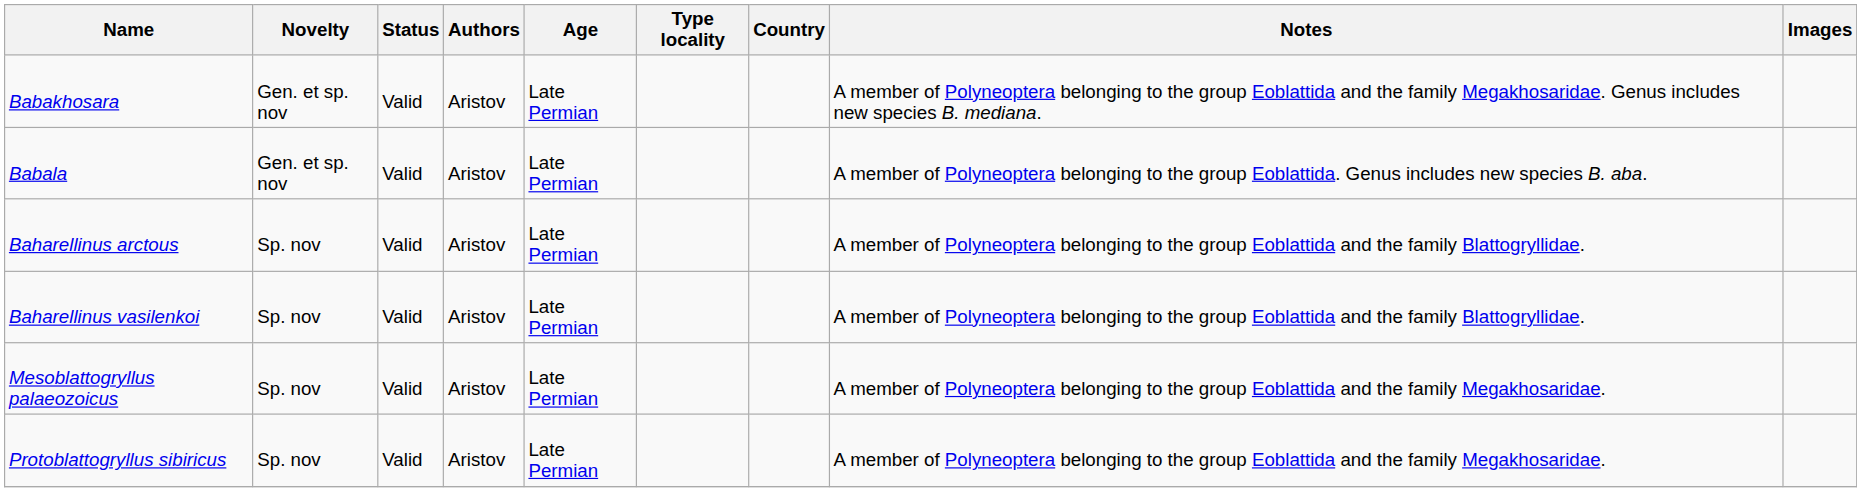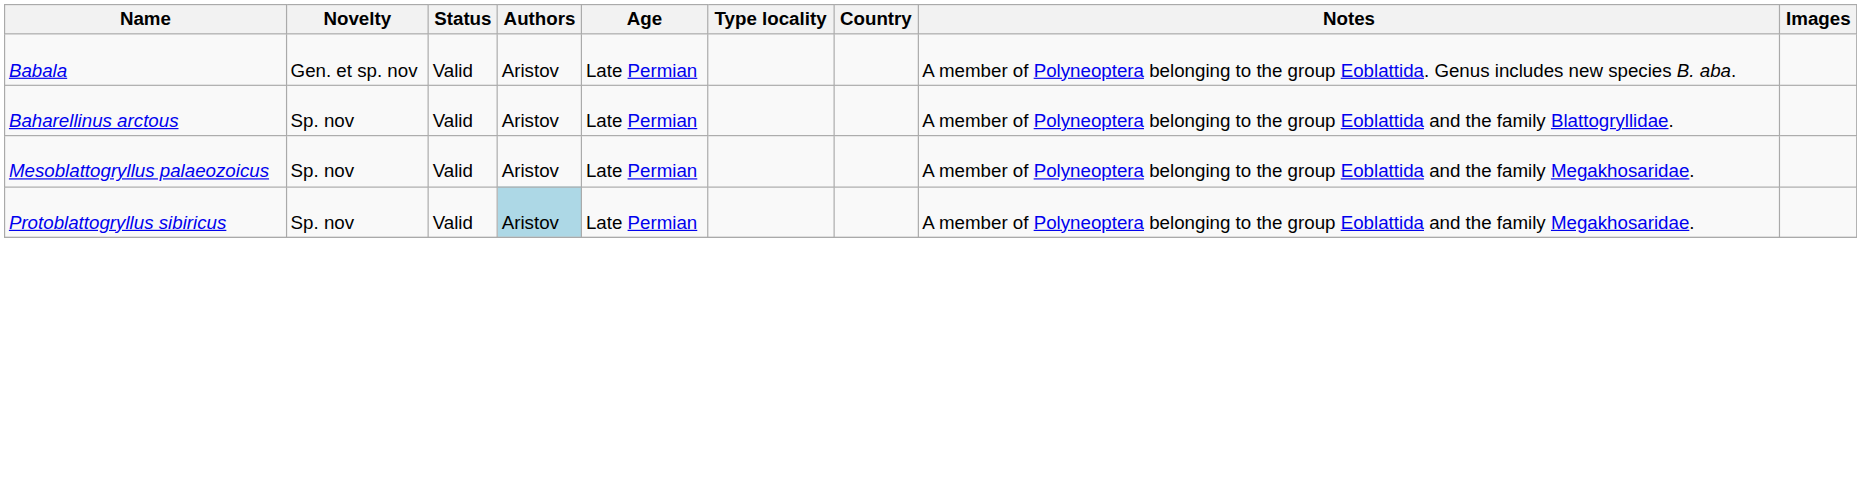- row: (64, 101)
- row: (104, 317)
(477, 460) no background -> (530, 222) lightblue background
